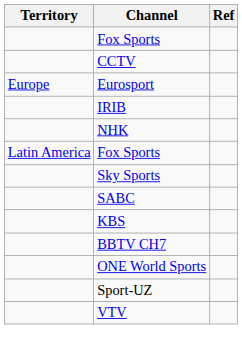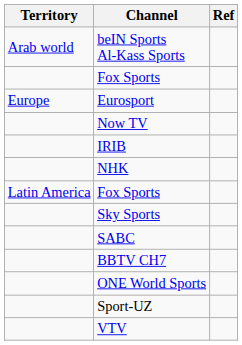+ row: (41, 46)
- row: (49, 62)
+ row: (49, 123)
- row: (49, 221)
